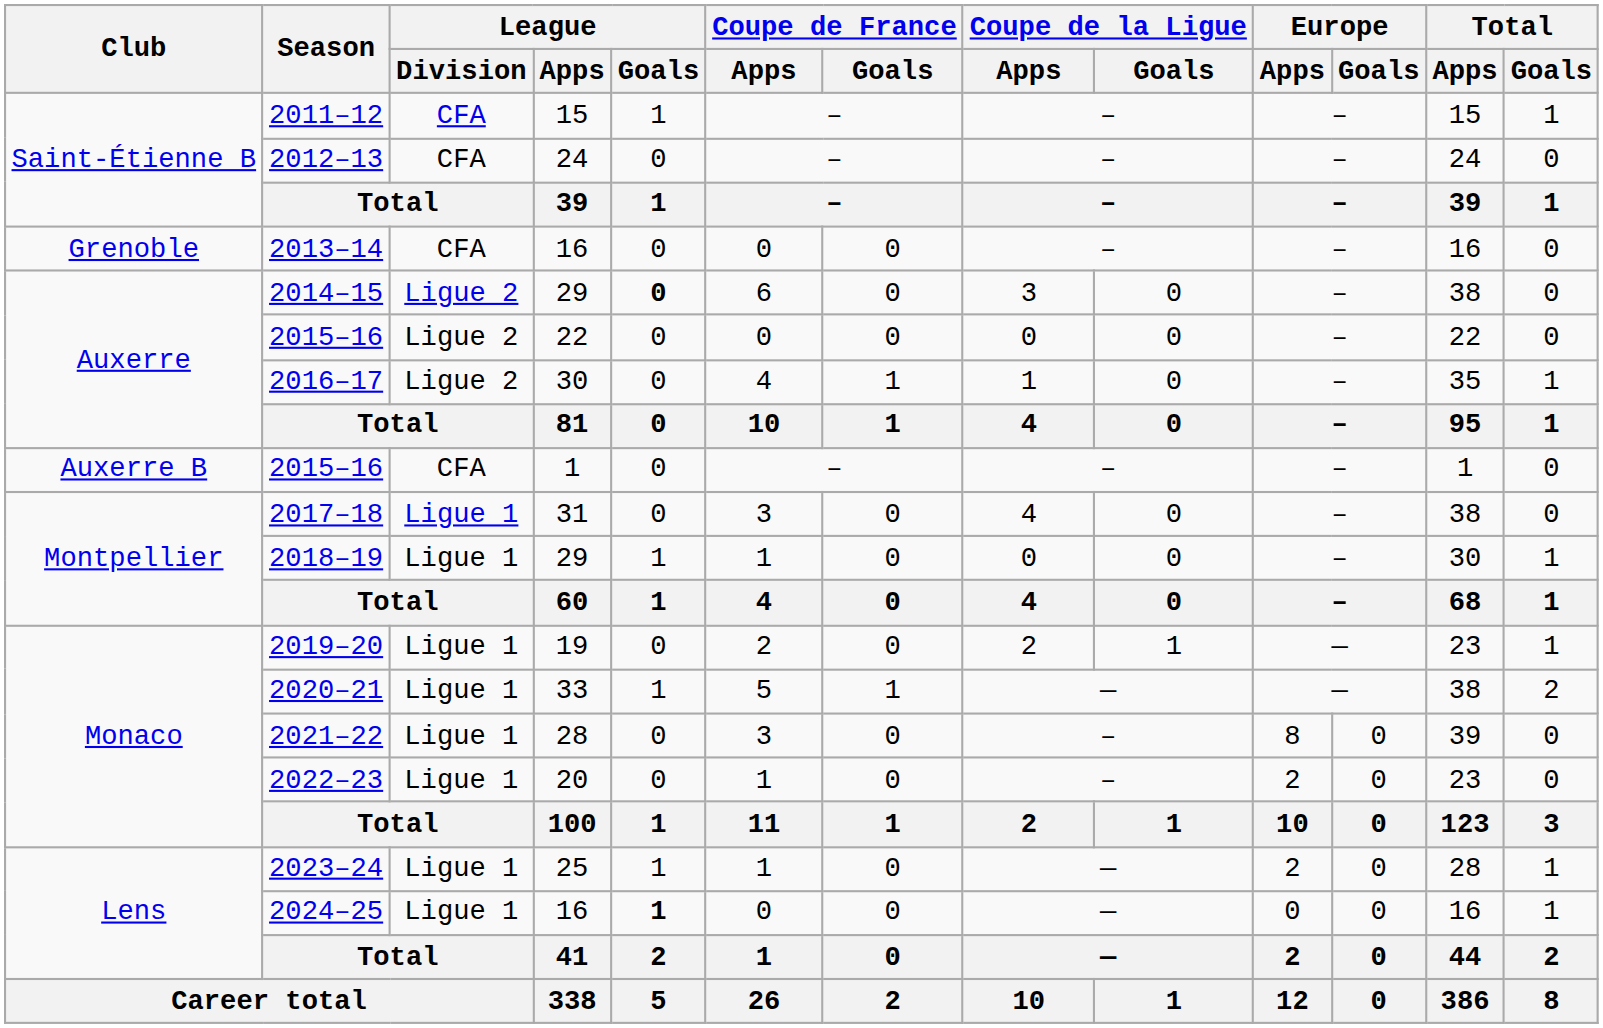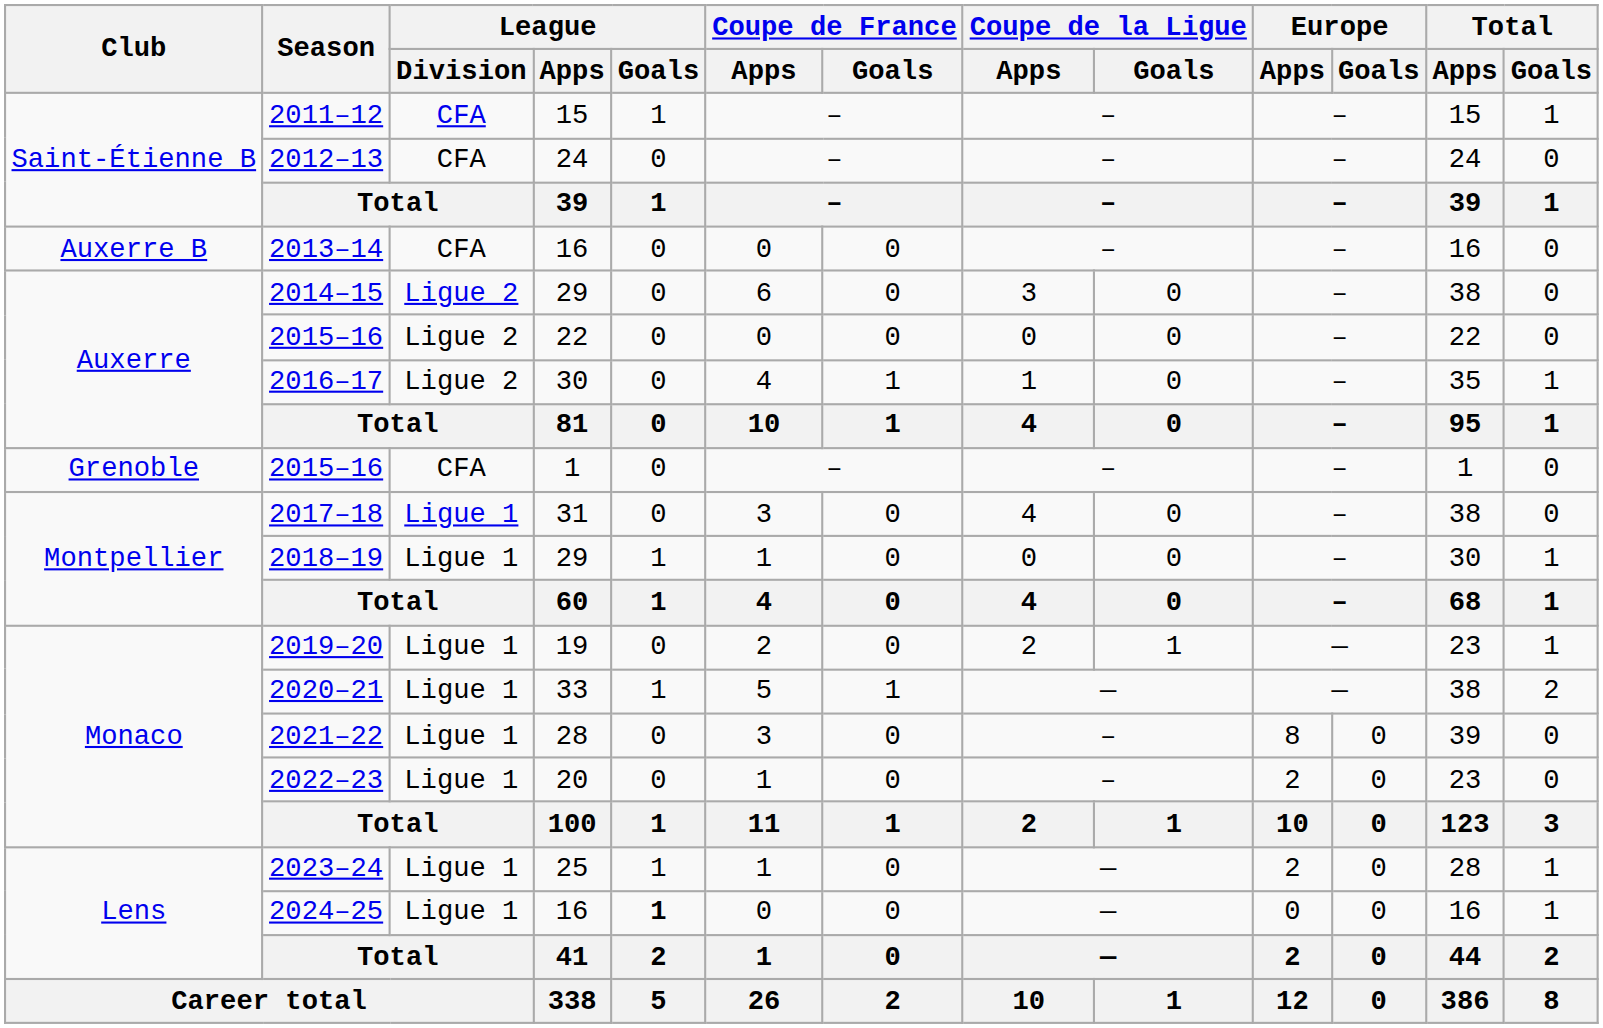(134, 249) Grenoble -> (134, 249) Auxerre B
(658, 293) bold -> (658, 293) normal
(134, 470) Auxerre B -> (134, 470) Grenoble
